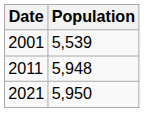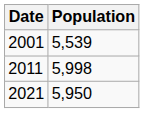(72, 68) 5,948 -> (72, 68) 5,998
